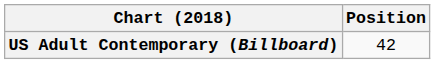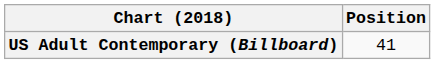(386, 45) 42 -> (386, 45) 41
